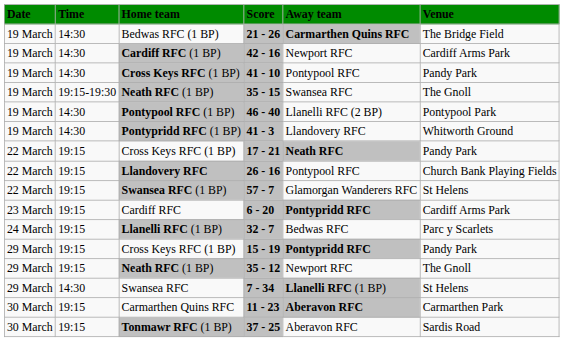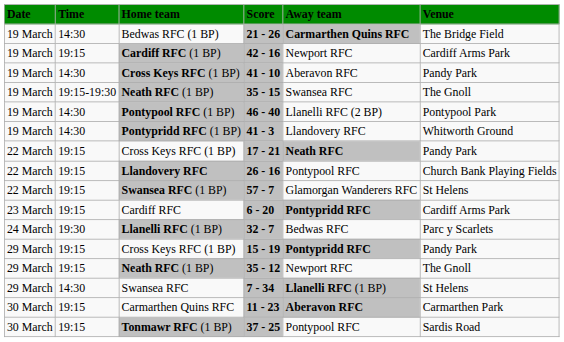(72, 53) 14:30 -> (72, 53) 19:15
(323, 72) Pontypool RFC -> (322, 72) Aberavon RFC
(72, 229) 19:15 -> (72, 229) 19:30
(322, 327) Aberavon RFC -> (323, 327) Pontypool RFC
